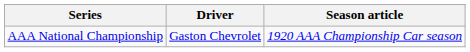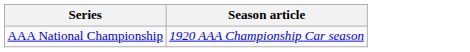- column: (215, 15)
